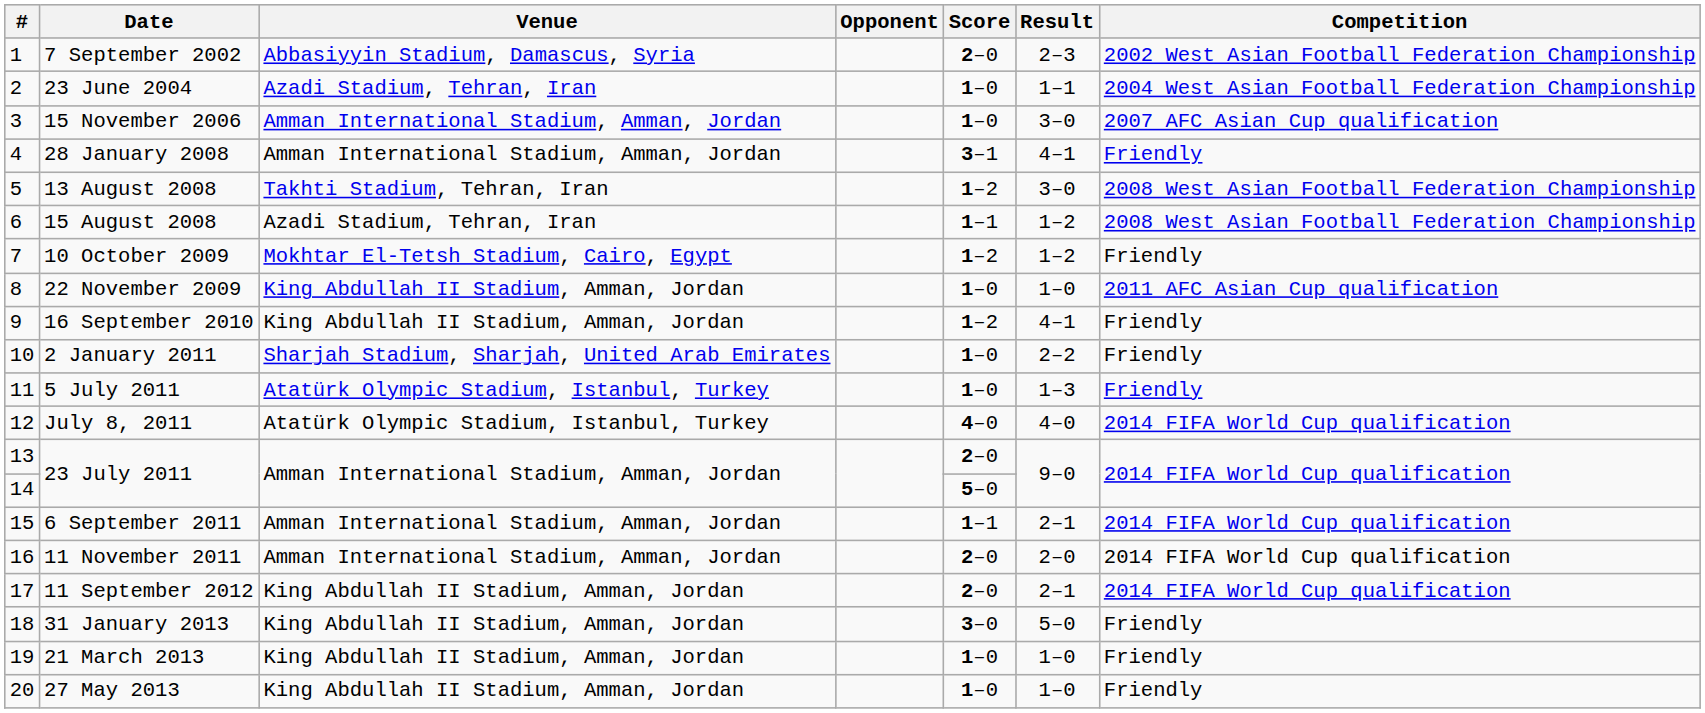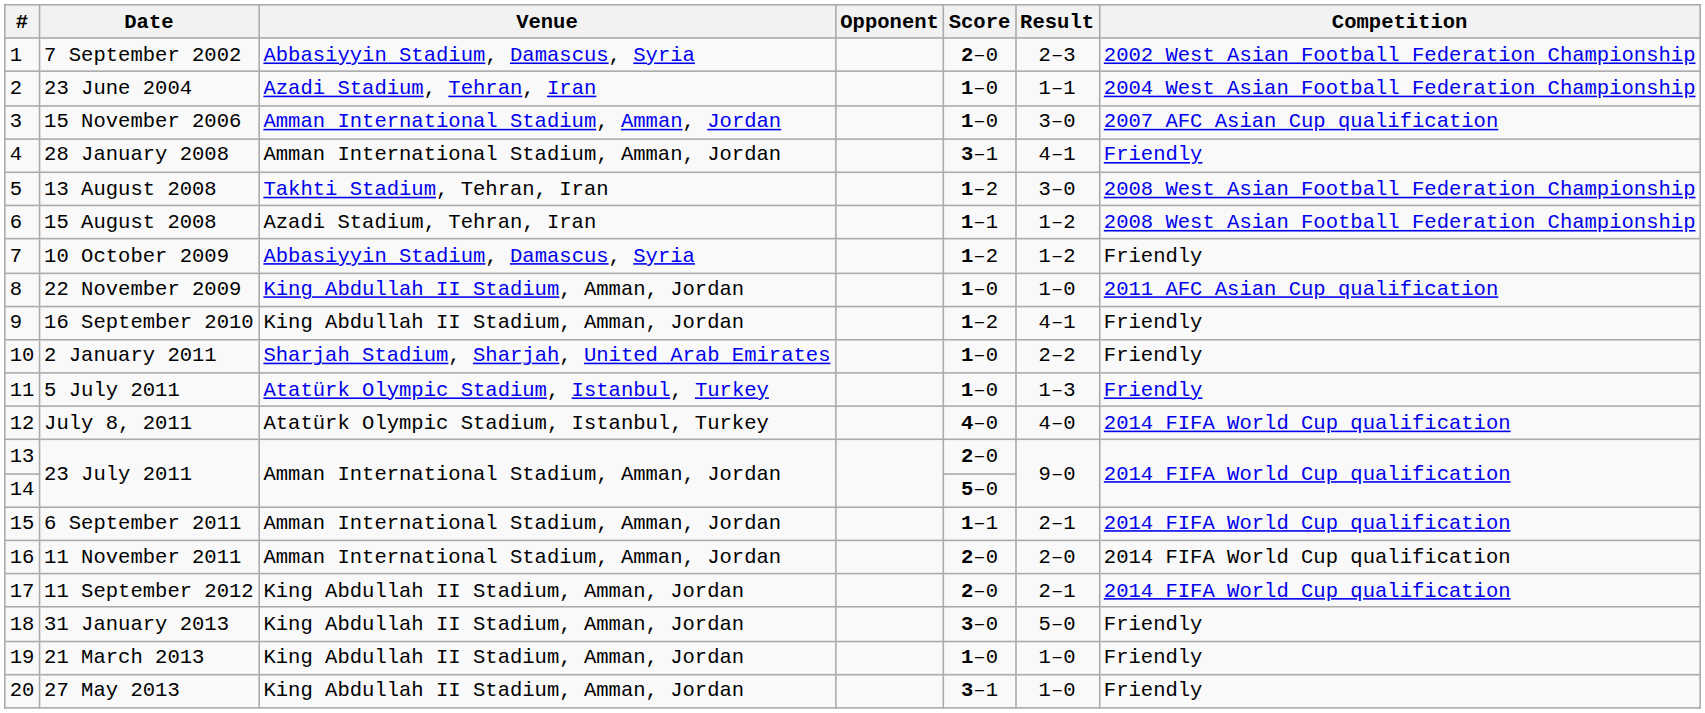(498, 256) Mokhtar El-Tetsh Stadium, Cairo, Egypt -> (479, 256) Abbasiyyin Stadium, Damascus, Syria
(979, 691) 1–0 -> (979, 691) 3–1
